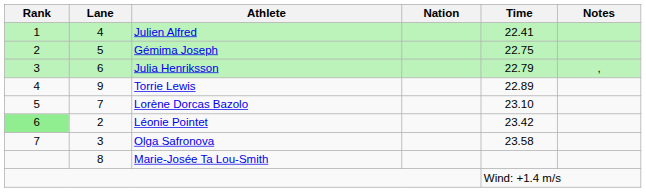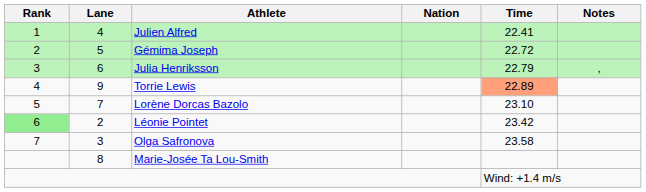(519, 50) 22.75 -> (519, 50) 22.72
(519, 86) no background -> (519, 86) lightsalmon background
